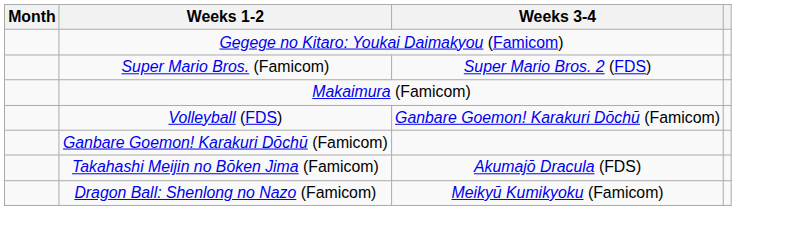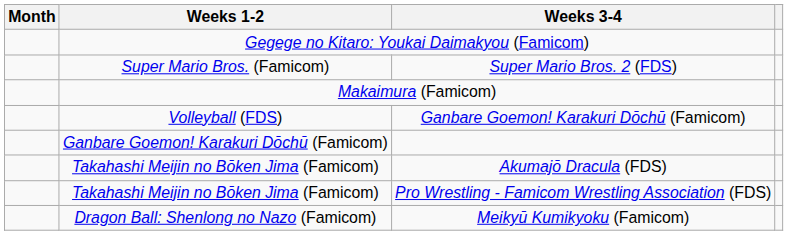+ row: (583, 192)
